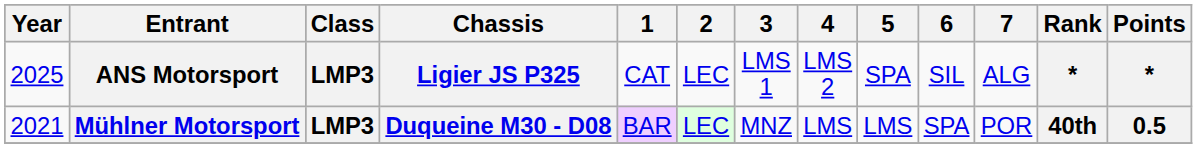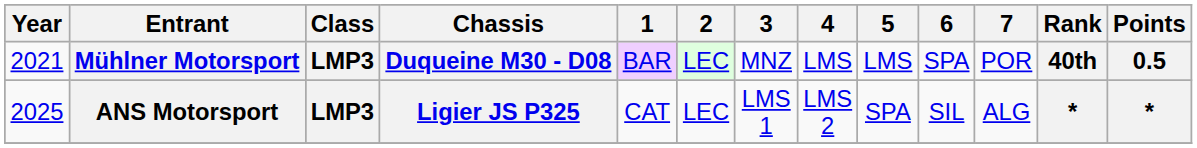rows swapped: (187, 125) <-> (187, 74)
